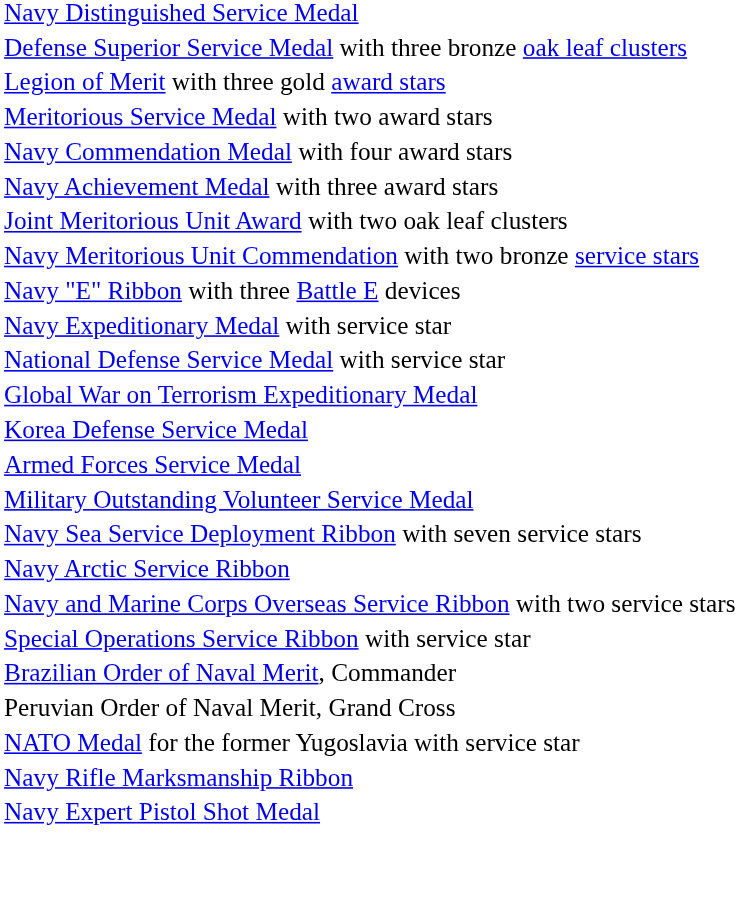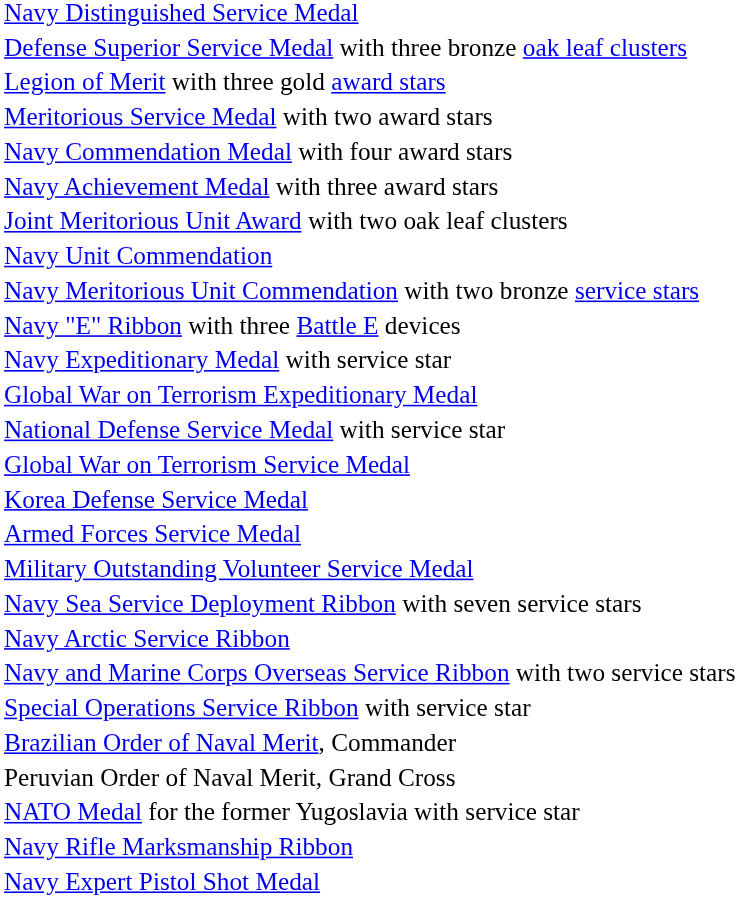+ row: (138, 255)
rows swapped: (255, 360) <-> (241, 395)
+ row: (207, 464)
